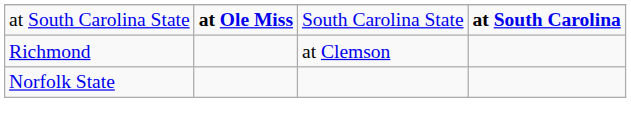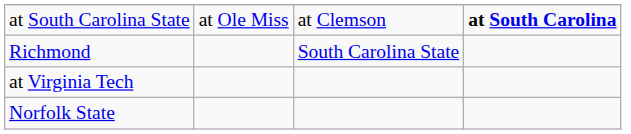(246, 19) bold -> (244, 19) normal
(383, 19) South Carolina State -> (342, 19) at Clemson
(346, 50) at Clemson -> (378, 50) South Carolina State
+ row: (71, 81)
